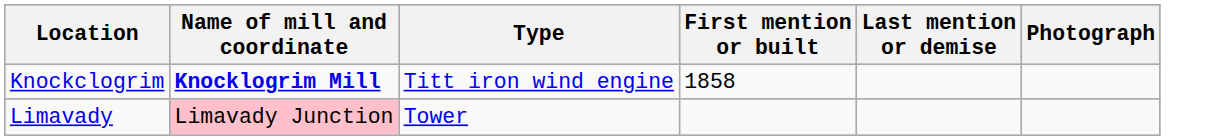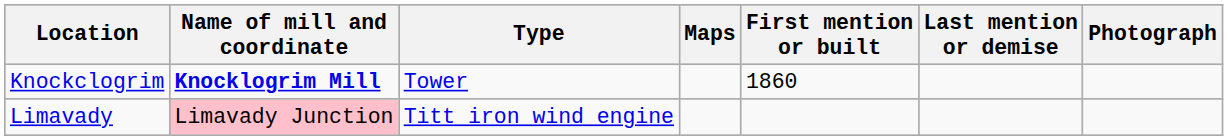+ column: (710, 35)
(539, 82) Titt iron wind engine -> (436, 82) Tower
(710, 82) 1858 -> (772, 82) 1860
(436, 117) Tower -> (539, 117) Titt iron wind engine
